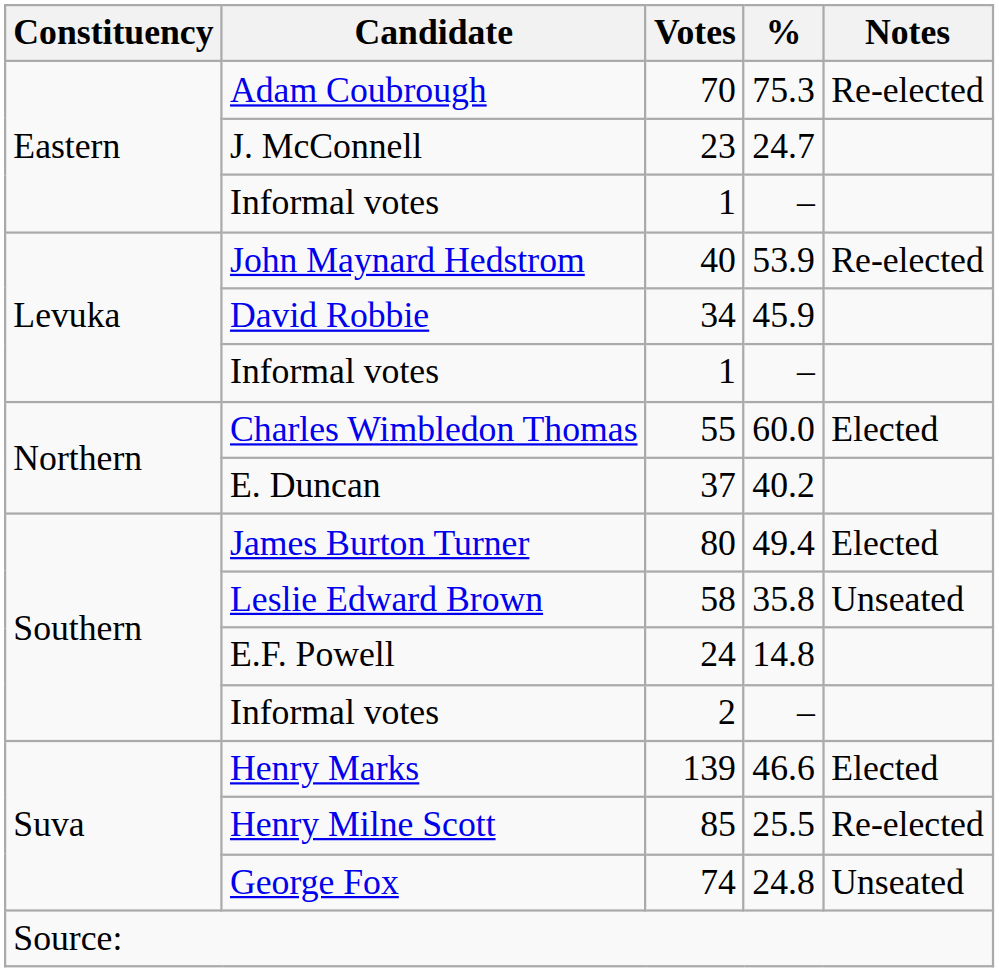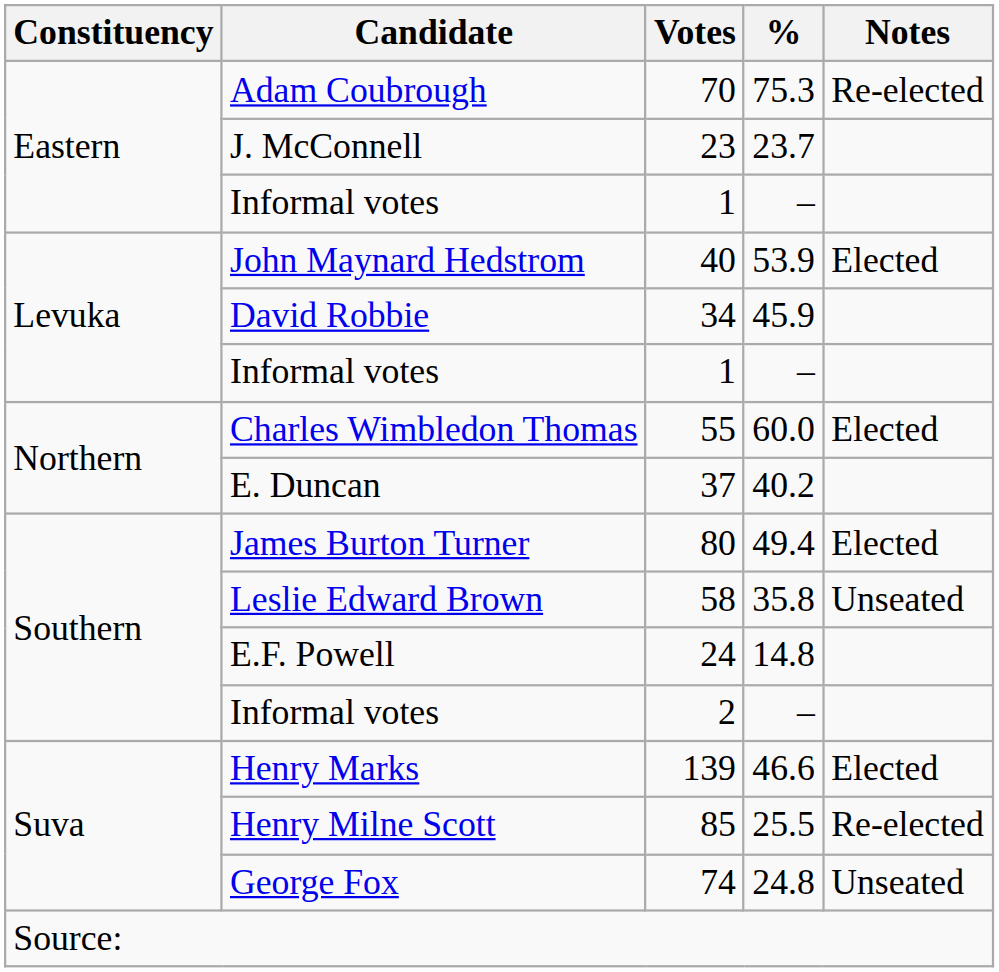(784, 145) 24.7 -> (784, 145) 23.7
(908, 259) Re-elected -> (885, 259) Elected
